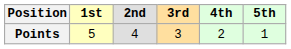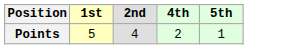- column: (178, 14)
